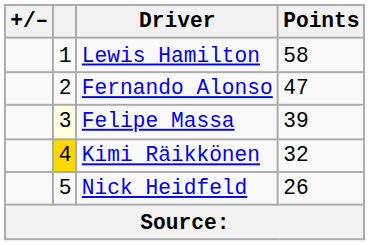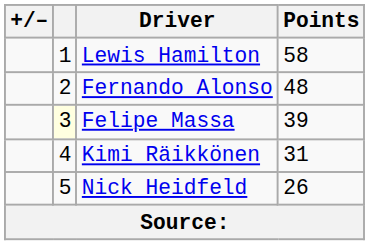(296, 89) 47 -> (296, 89) 48
(65, 155) gold background -> (65, 155) no background
(296, 155) 32 -> (296, 155) 31
